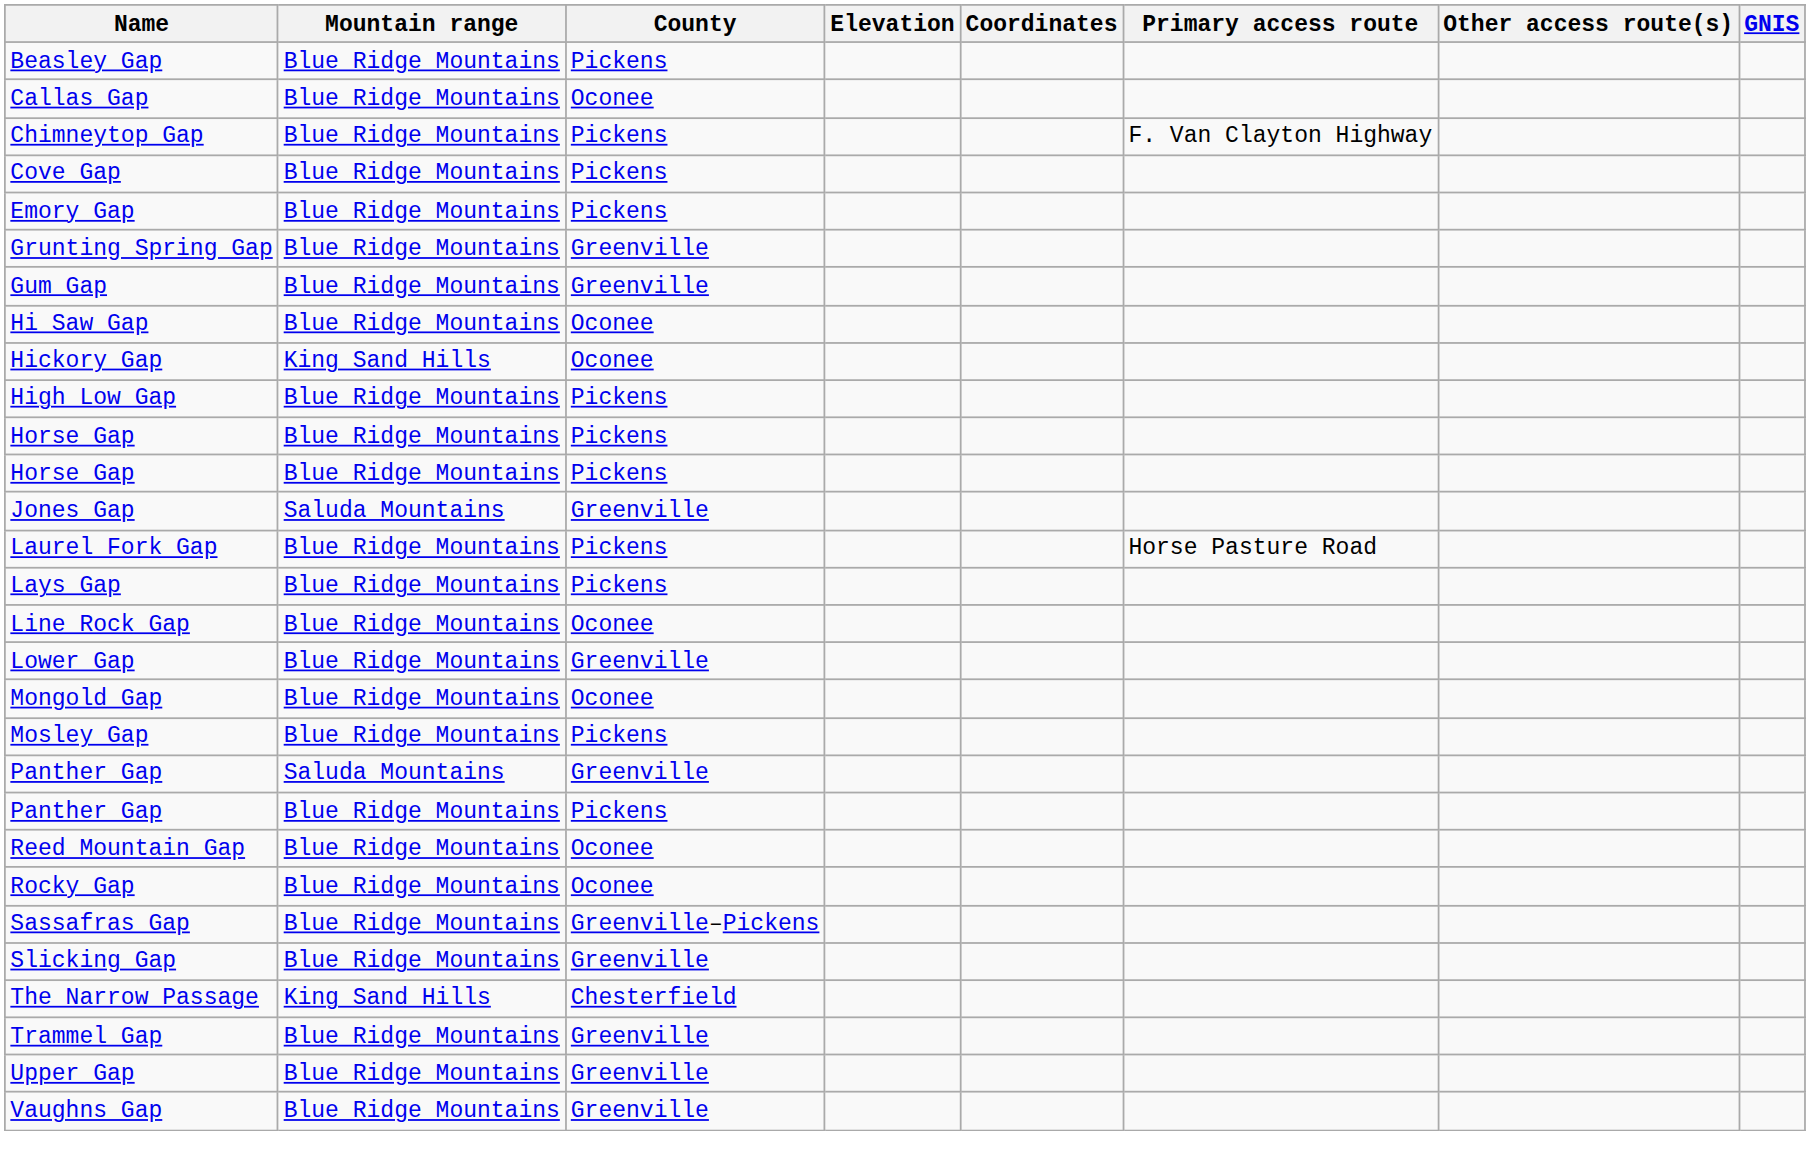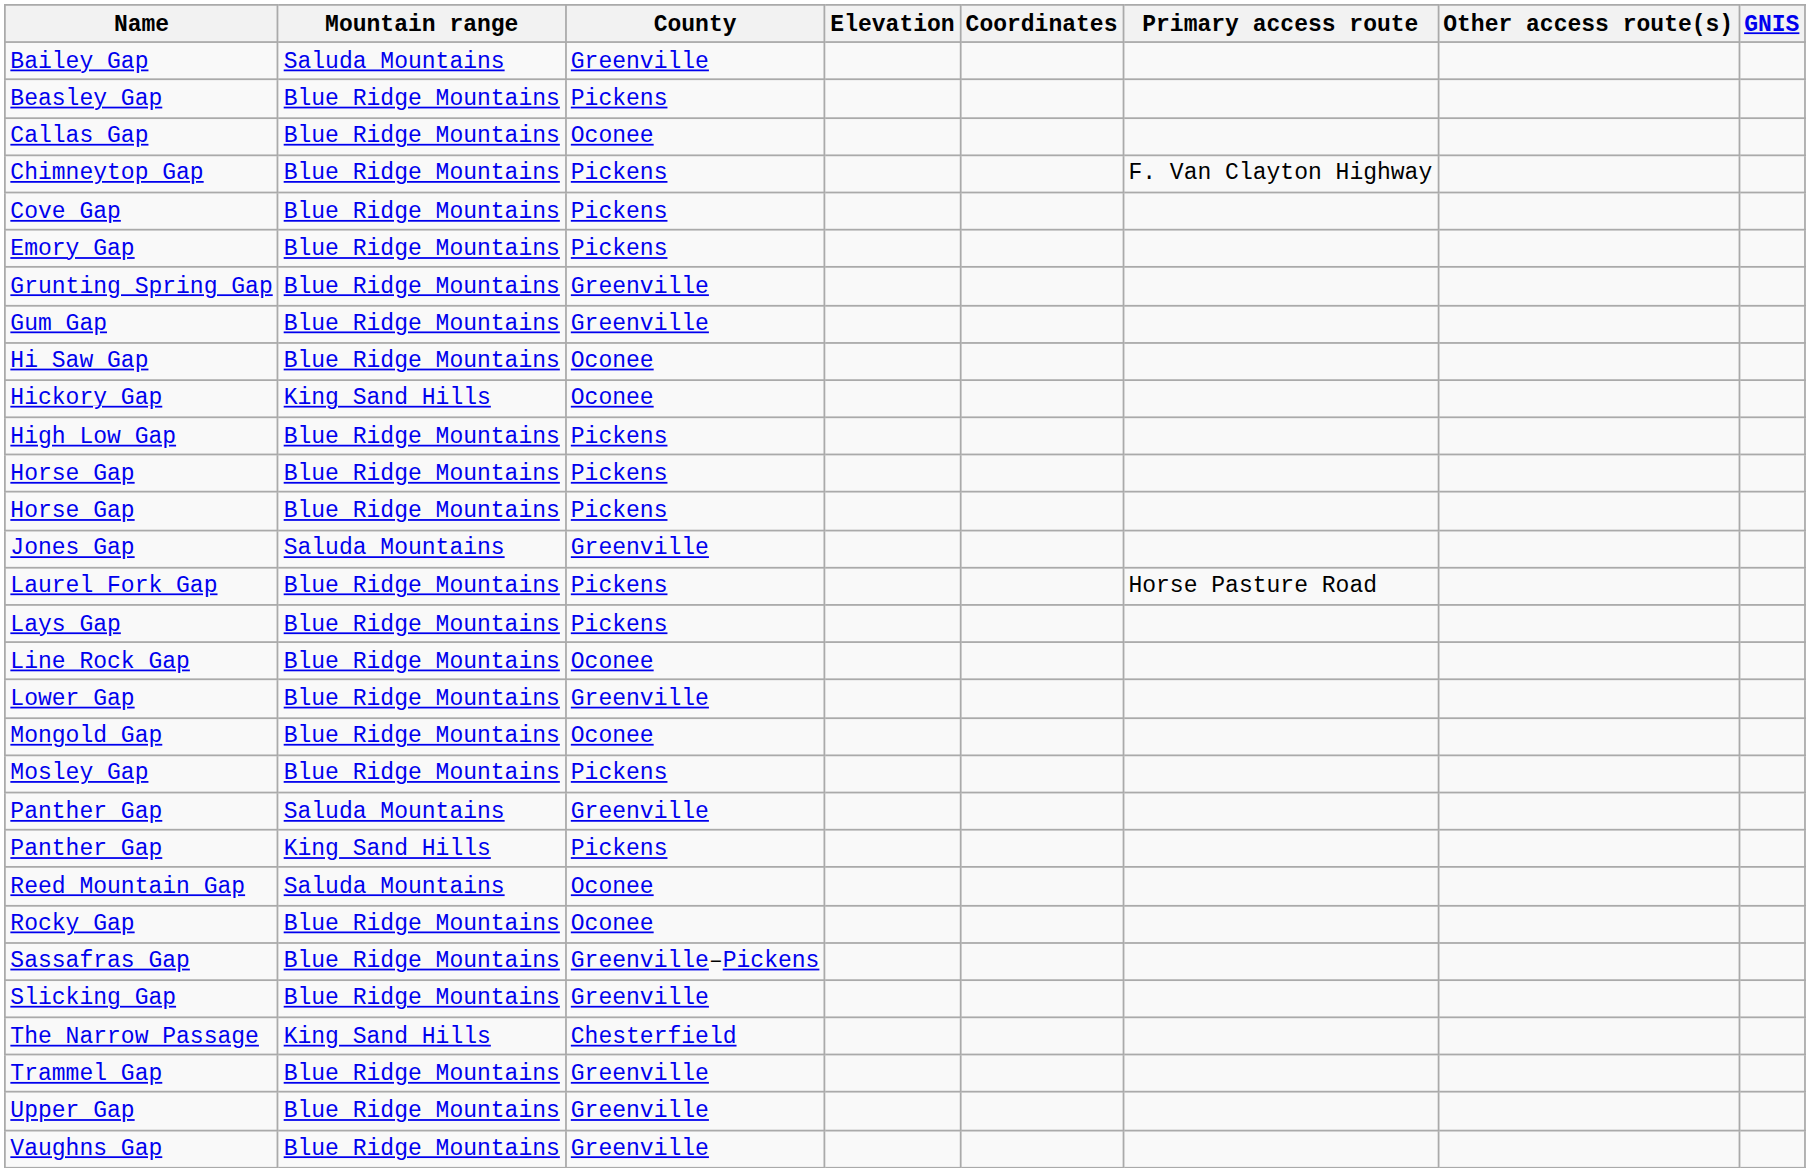+ row: (79, 61)
(422, 811) Blue Ridge Mountains -> (387, 849) King Sand Hills
(422, 849) Blue Ridge Mountains -> (394, 886) Saluda Mountains
